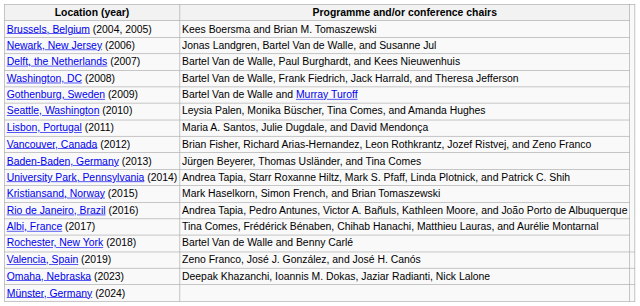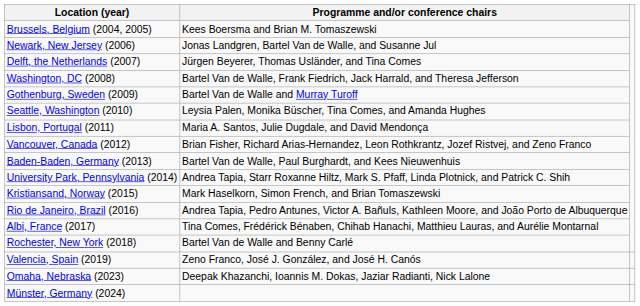(321, 62) Bartel Van de Walle, Paul Burghardt, and Kees Nieuwenhuis -> (302, 62) Jürgen Beyerer, Thomas Usländer, and Tina Comes
(302, 161) Jürgen Beyerer, Thomas Usländer, and Tina Comes -> (321, 161) Bartel Van de Walle, Paul Burghardt, and Kees Nieuwenhuis
